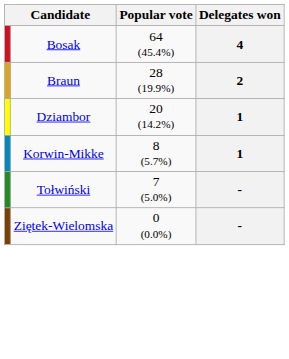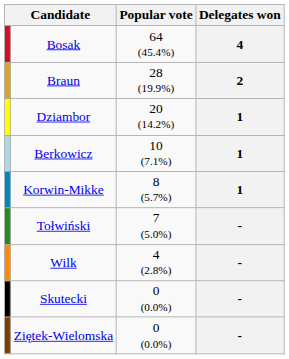+ row: (63, 153)
+ row: (63, 262)
+ row: (63, 299)
